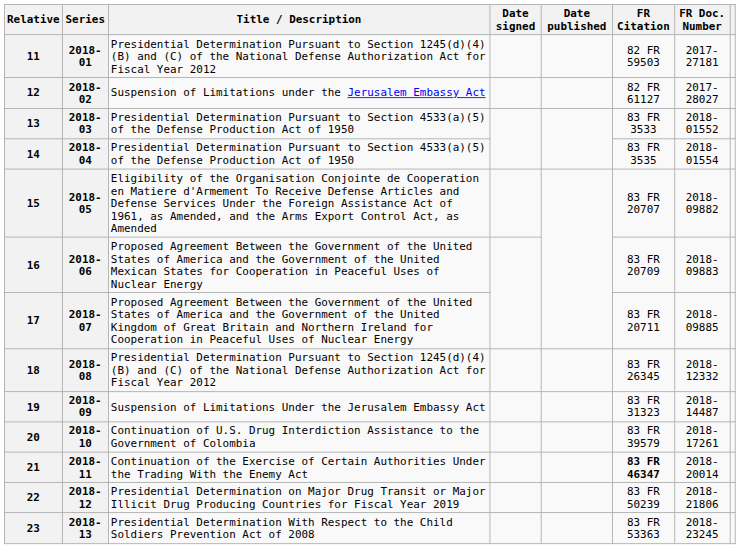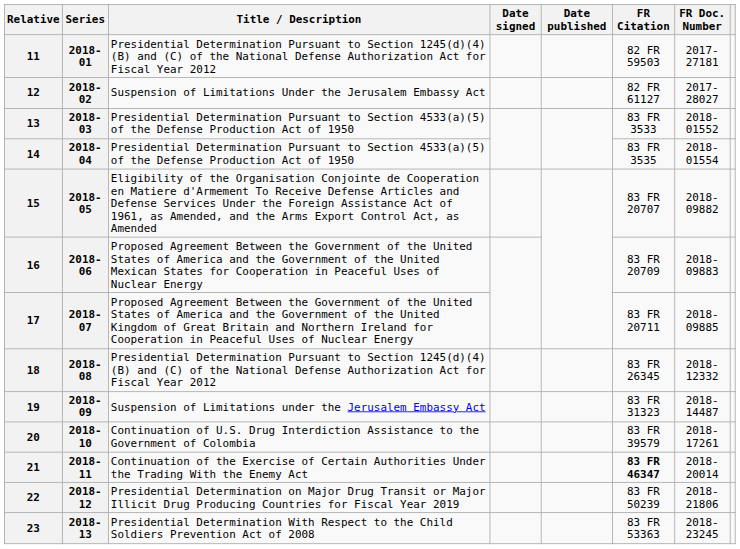(298, 93) Suspension of Limitations under the Jerusalem Embassy Act -> (298, 93) Suspension of Limitations Under the Jerusalem Embassy Act
(298, 407) Suspension of Limitations Under the Jerusalem Embassy Act -> (298, 407) Suspension of Limitations under the Jerusalem Embassy Act
